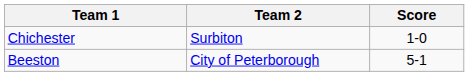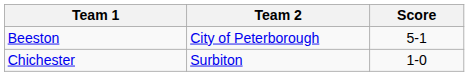rows swapped: (34, 60) <-> (41, 37)
